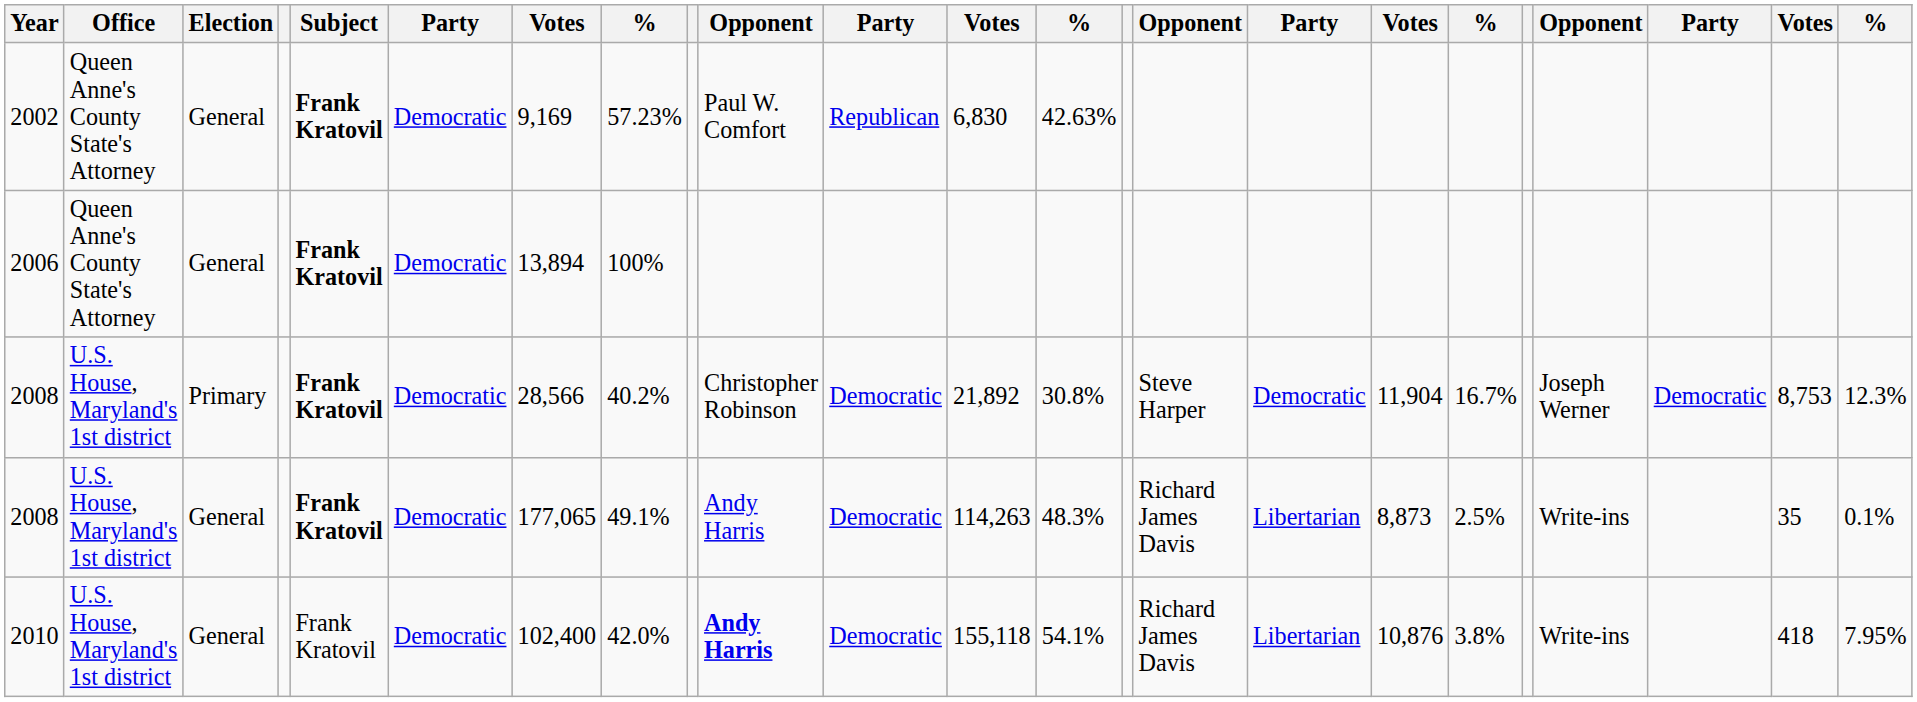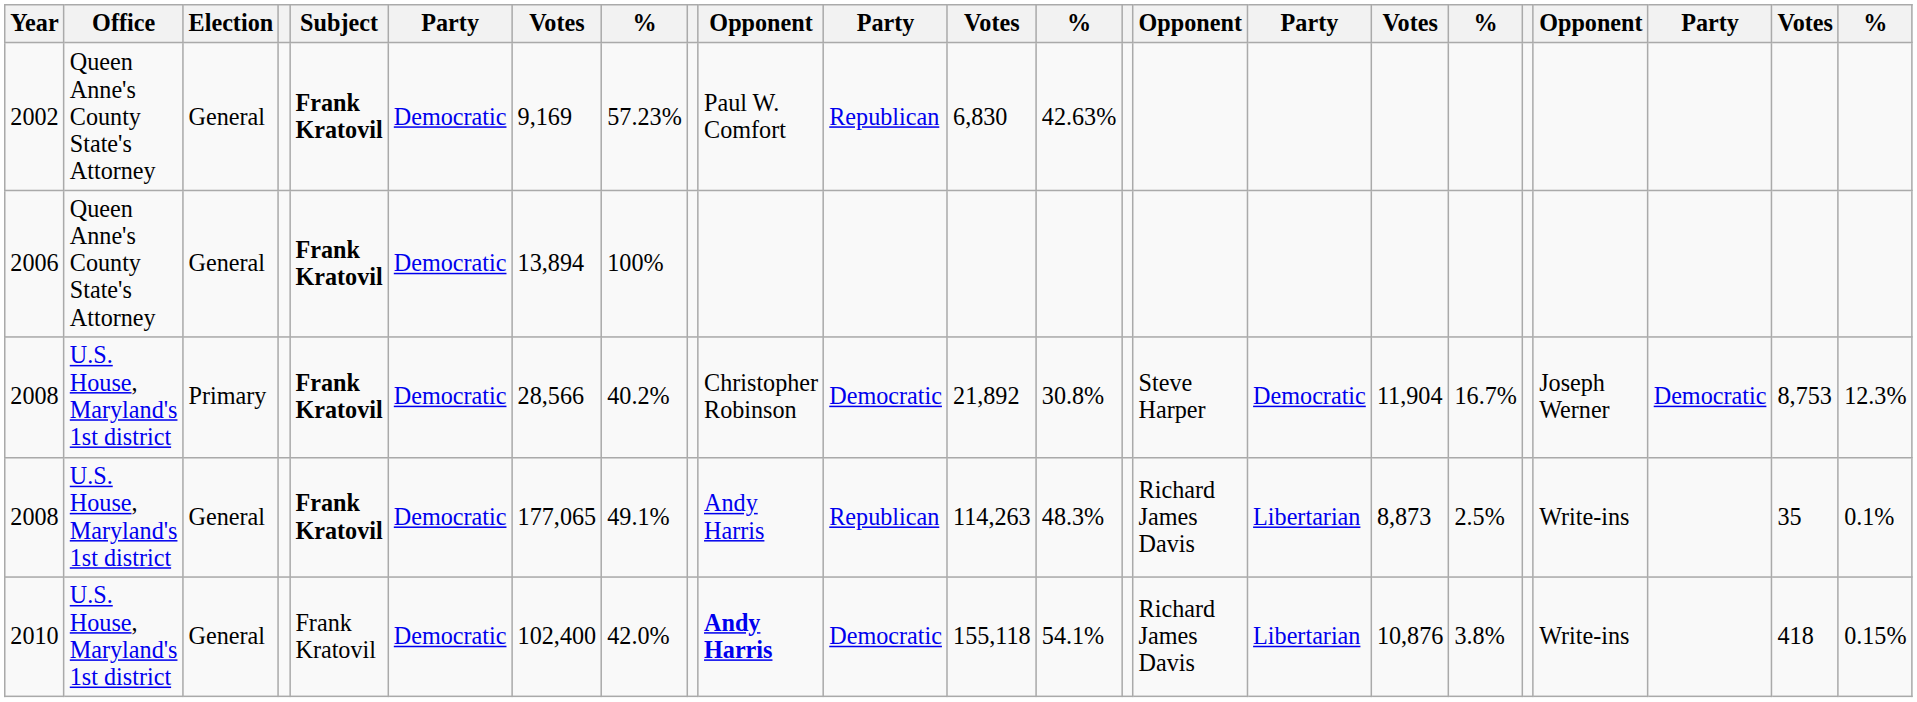(886, 516) Democratic -> (884, 516) Republican
(1875, 636) 7.95% -> (1875, 636) 0.15%
